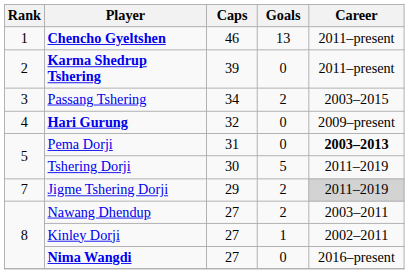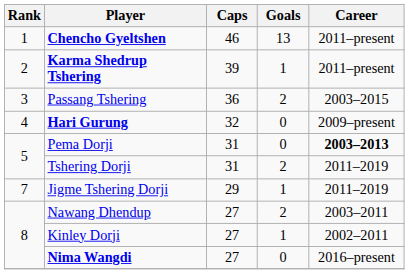(283, 68) 0 -> (283, 68) 1
(232, 99) 34 -> (232, 99) 36
(232, 167) 30 -> (232, 167) 31
(283, 167) 5 -> (283, 167) 2
(283, 189) 2 -> (283, 189) 1
(356, 189) lightgrey background -> (356, 189) no background
